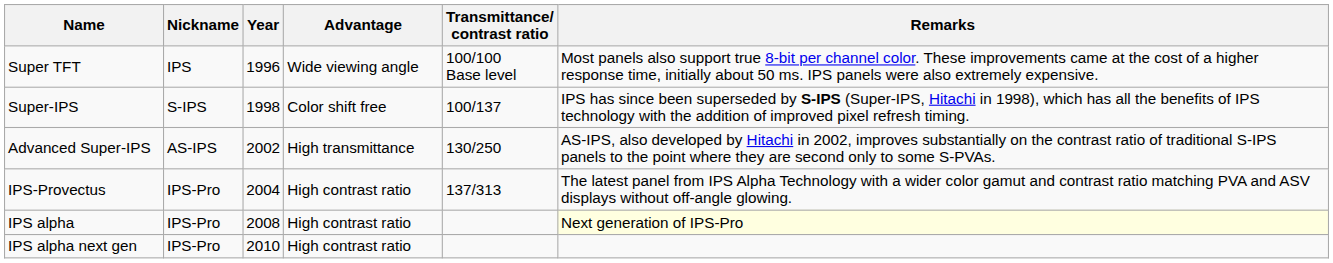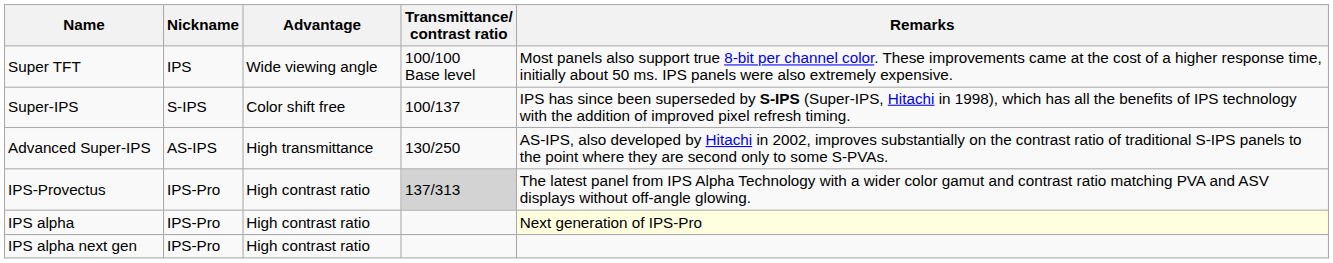- column: (263, 25)
(474, 190) no background -> (433, 190) lightgrey background
